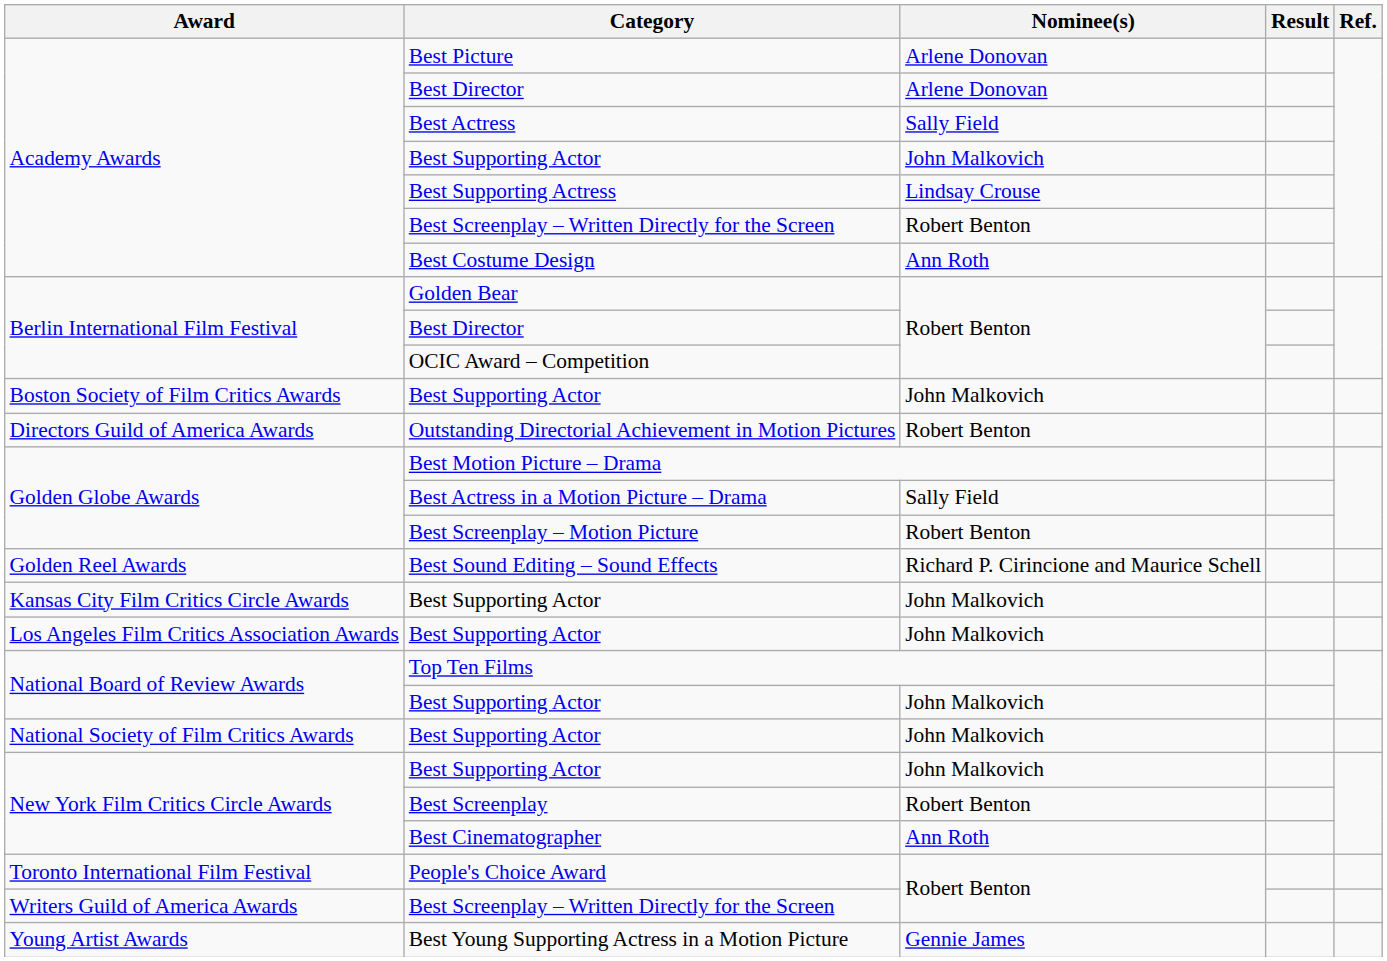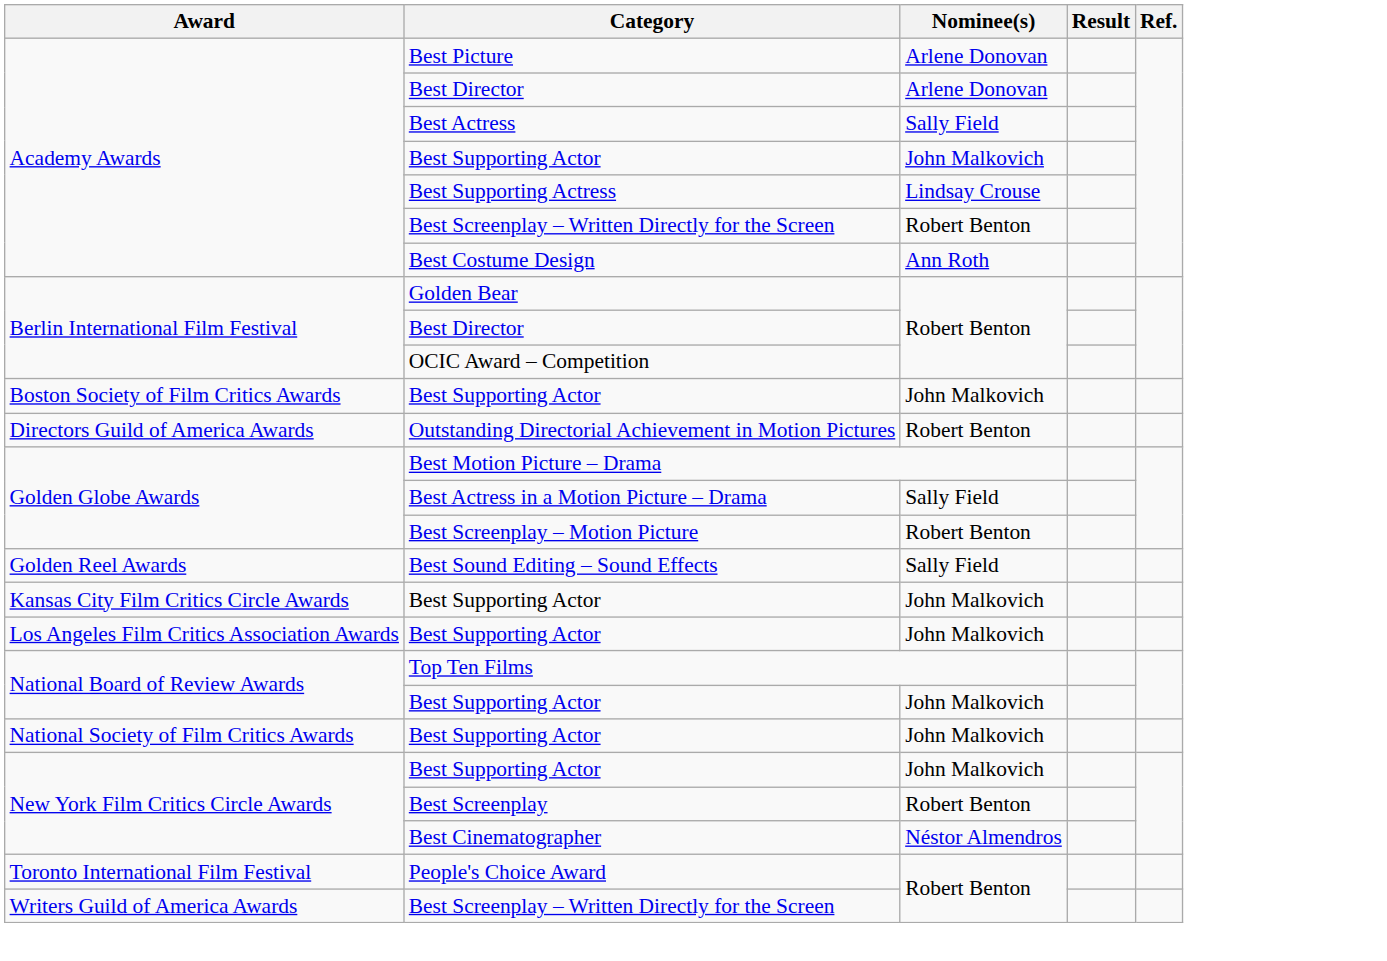(1083, 565) Richard P. Cirincione and Maurice Schell -> (952, 565) Sally Field
(947, 837) Ann Roth -> (983, 837) Néstor Almendros
- row: (99, 939)
